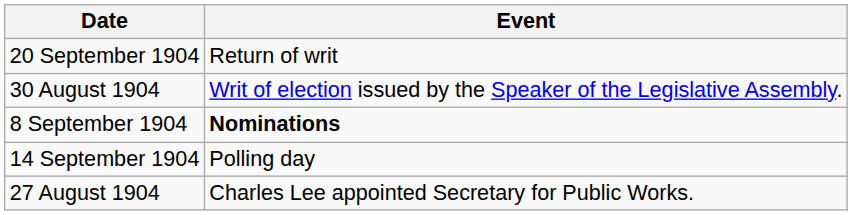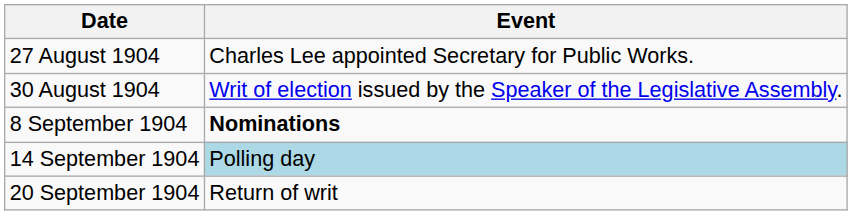rows swapped: (85, 192) <-> (105, 55)
(262, 158) no background -> (262, 158) lightblue background
